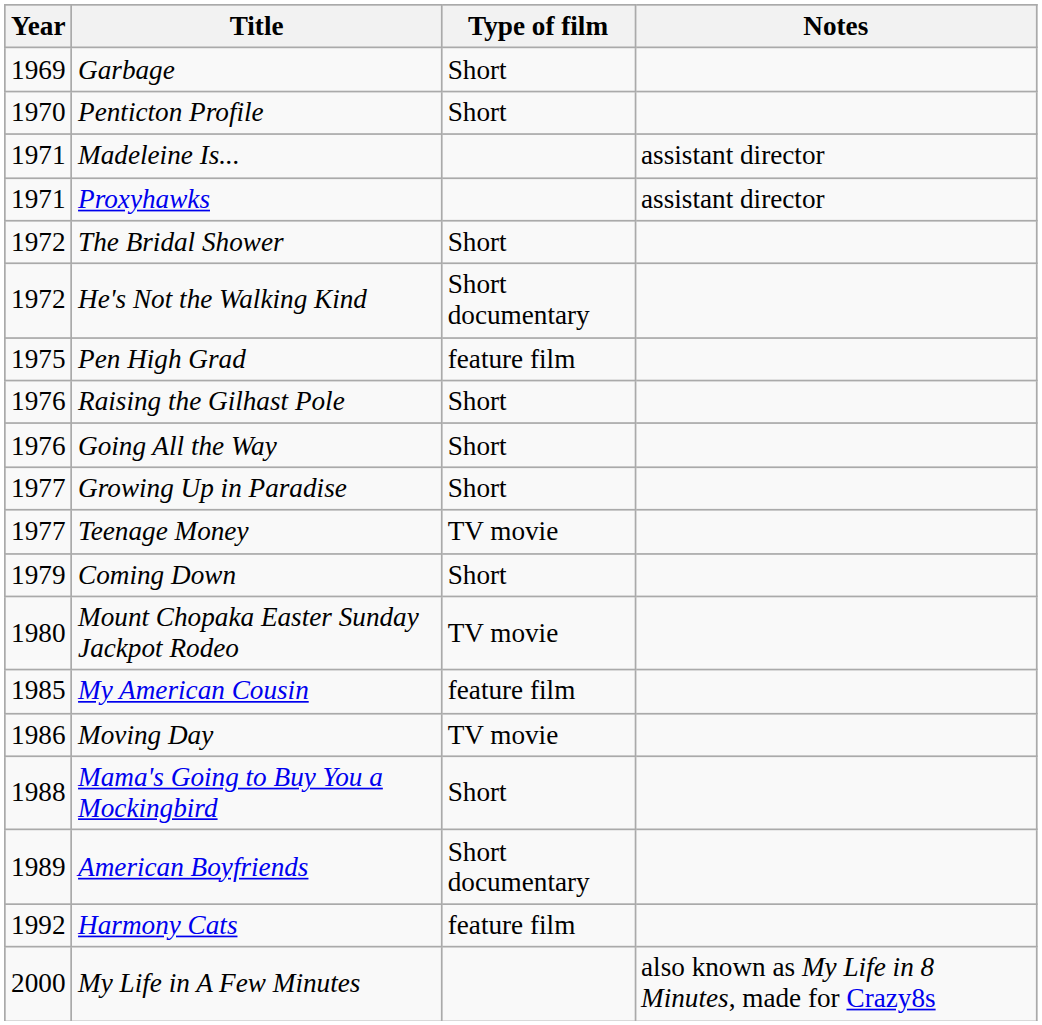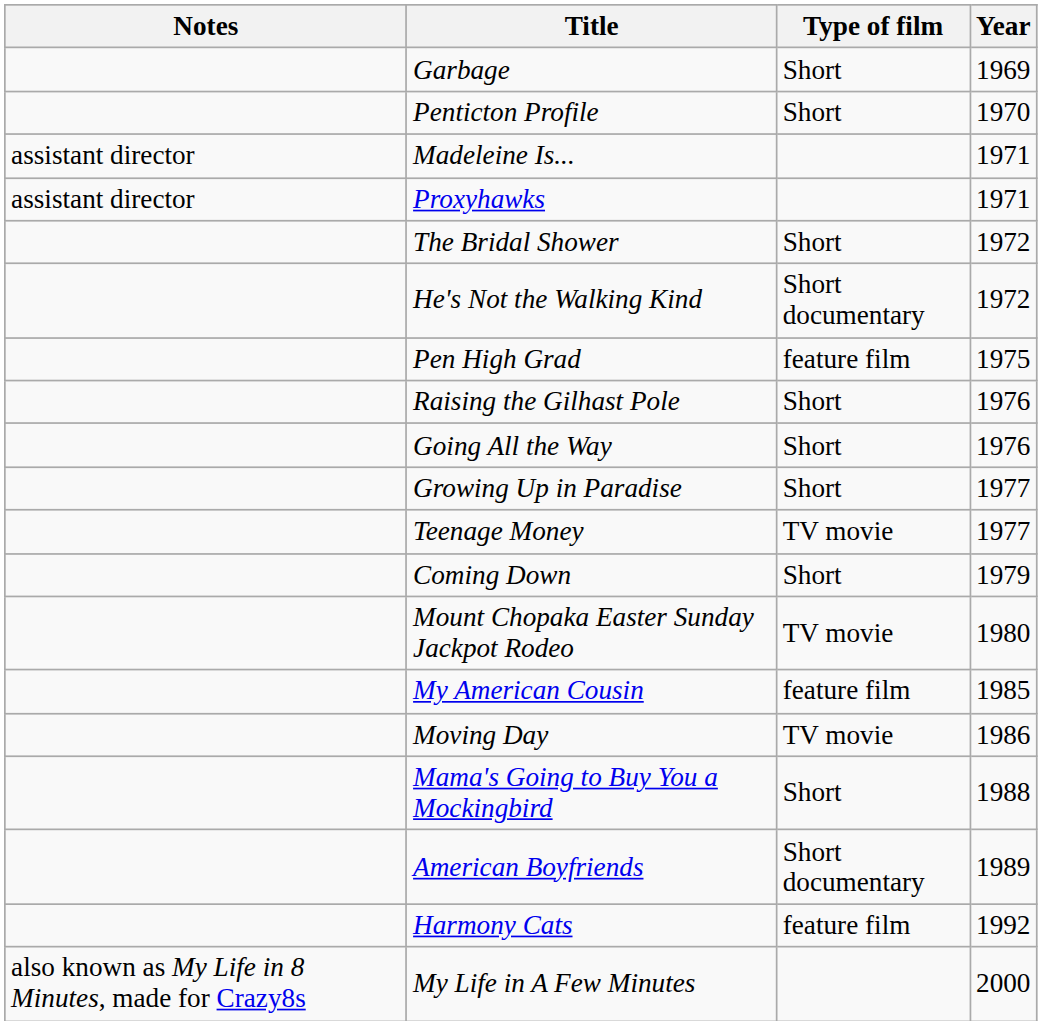columns swapped: (38, 26) <-> (836, 26)
